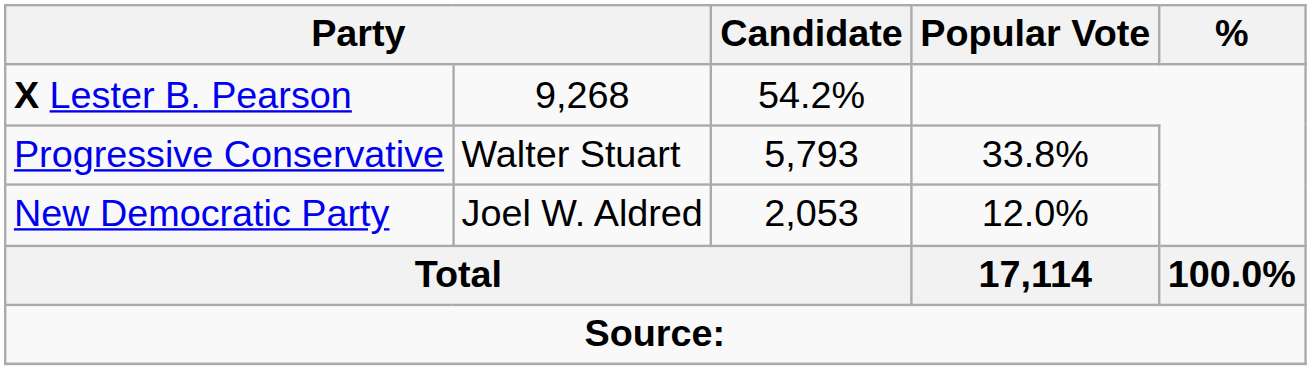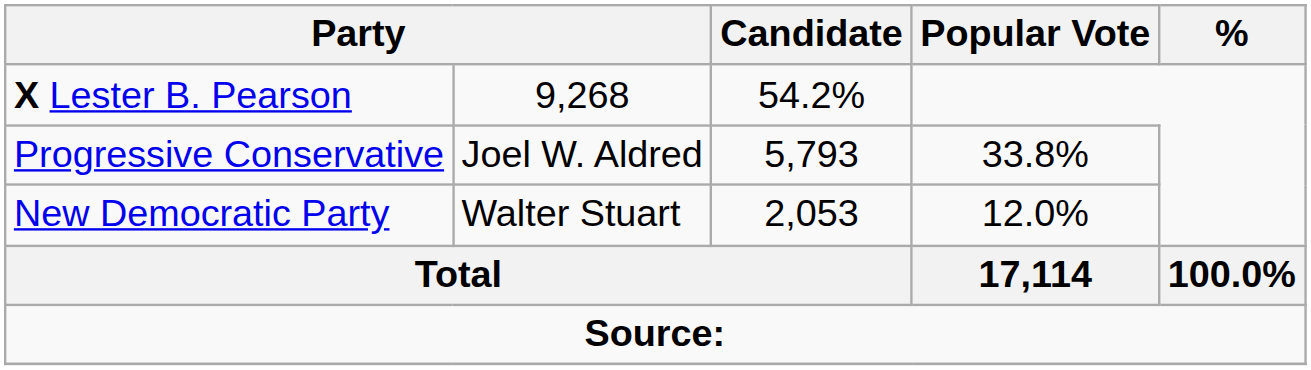(571, 154) Walter Stuart -> (582, 154) Joel W. Aldred
(582, 214) Joel W. Aldred -> (571, 214) Walter Stuart
